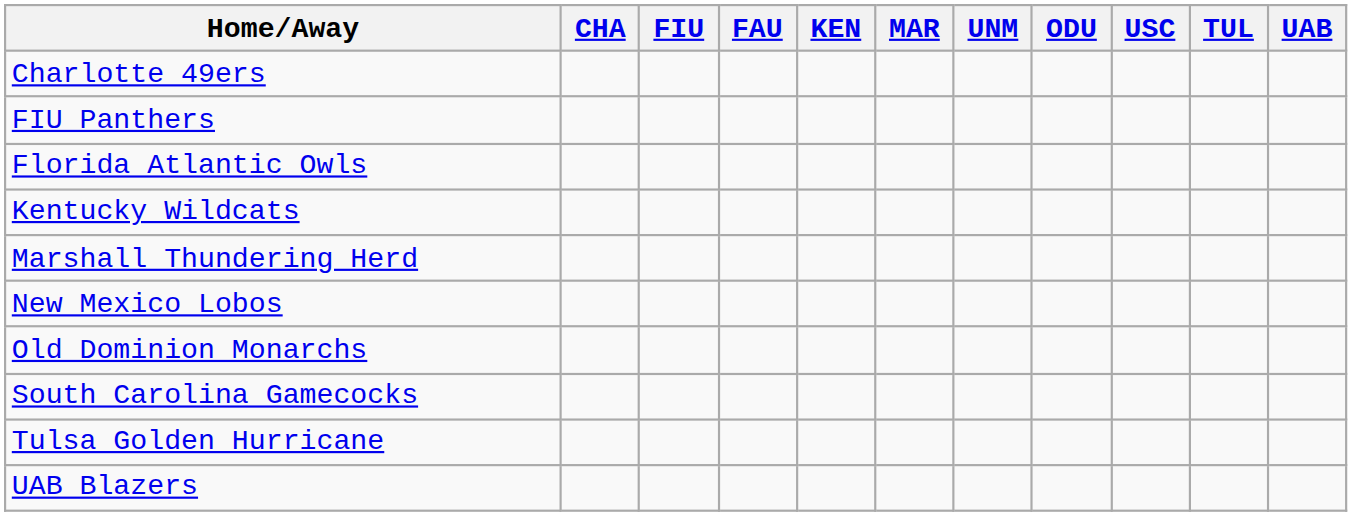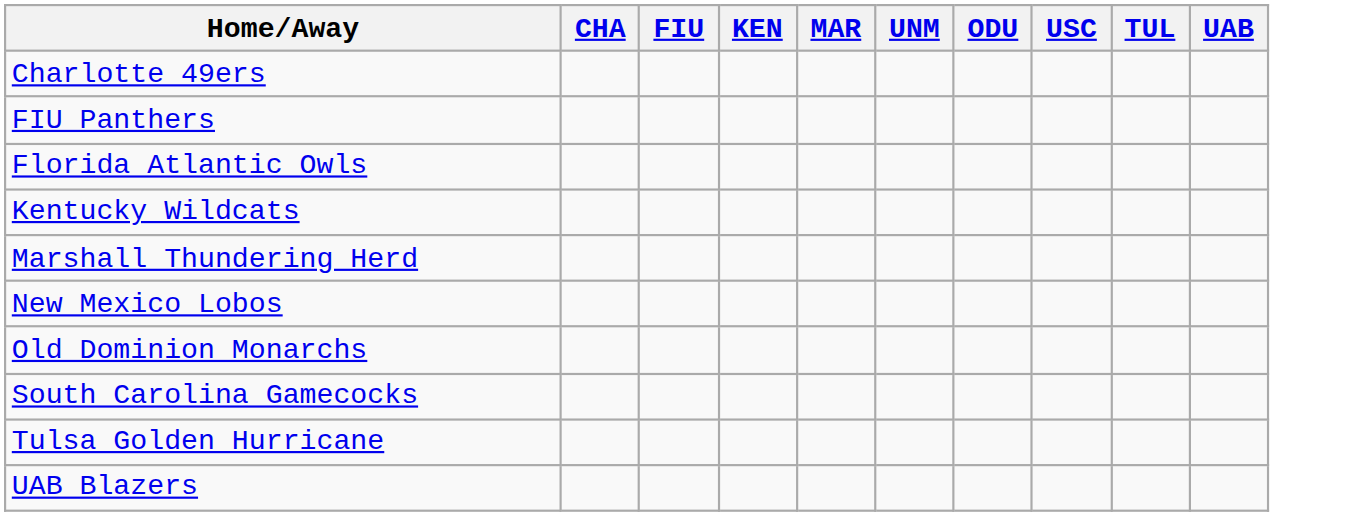- column: (757, 28)
